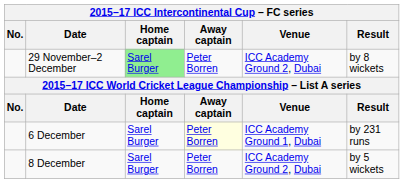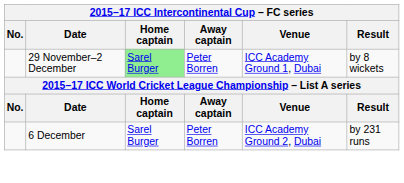(283, 63) ICC Academy Ground 2, Dubai -> (283, 63) ICC Academy Ground 1, Dubai
(202, 136) lightyellow background -> (202, 136) no background
(283, 136) ICC Academy Ground 1, Dubai -> (283, 136) ICC Academy Ground 2, Dubai
- row: (57, 164)
